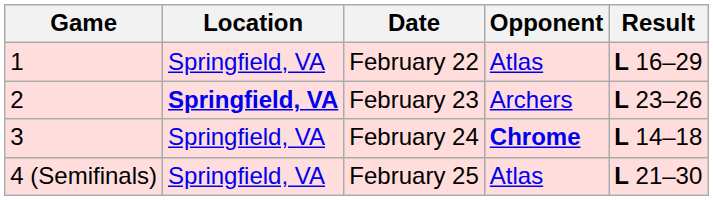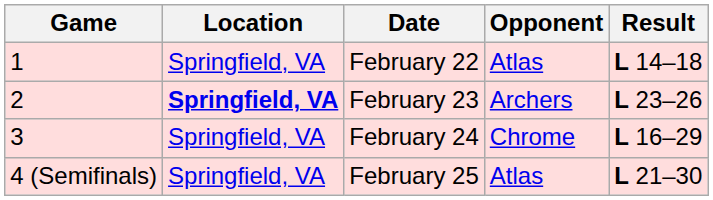(658, 61) L 16–29 -> (658, 61) L 14–18
(535, 137) bold -> (532, 137) normal
(658, 137) L 14–18 -> (658, 137) L 16–29
